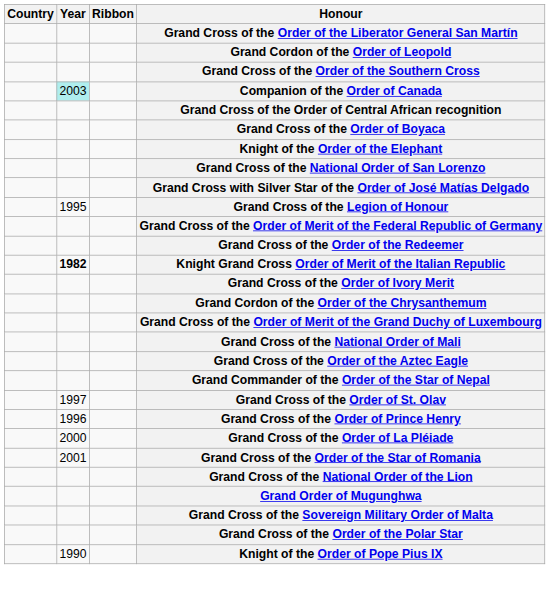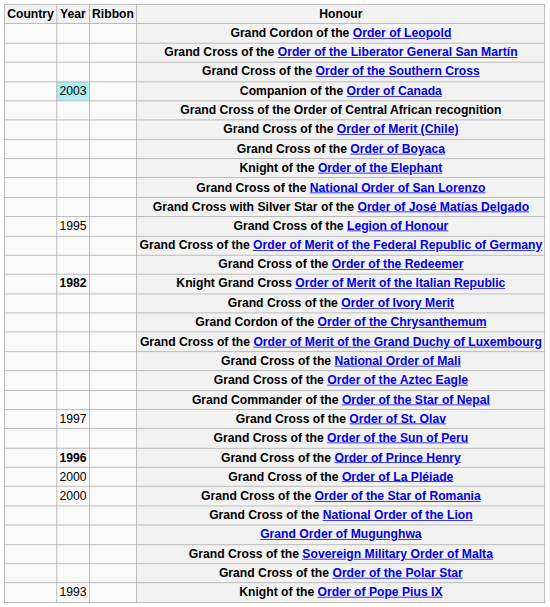rows swapped: (341, 33) <-> (341, 52)
+ row: (341, 129)
+ row: (341, 438)
(73, 419) normal -> (73, 457) bold
(73, 457) 2001 -> (73, 496) 2000
(73, 554) 1990 -> (73, 592) 1993
